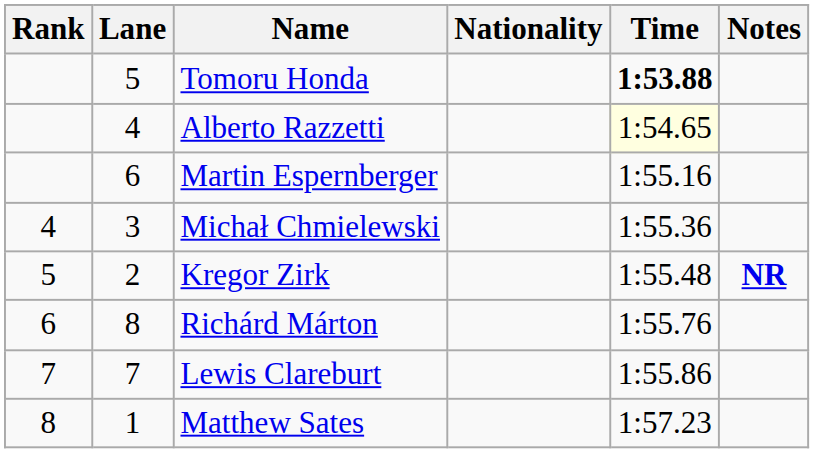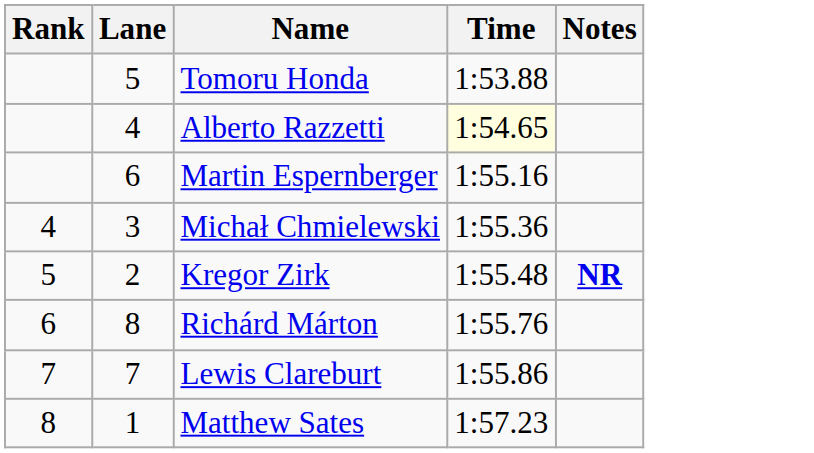- column: (528, 29)
(665, 78) bold -> (501, 78) normal
